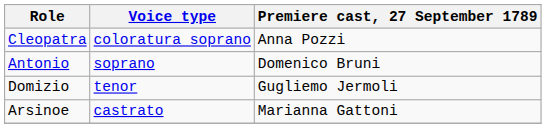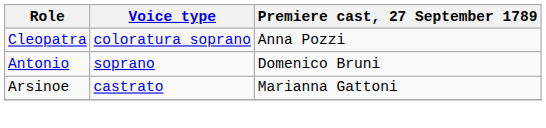- row: (39, 88)
